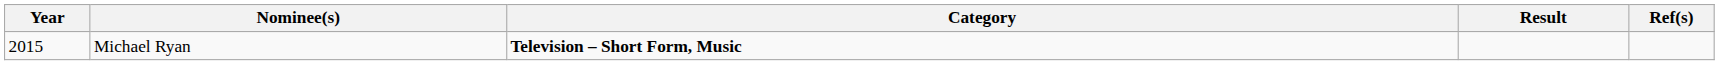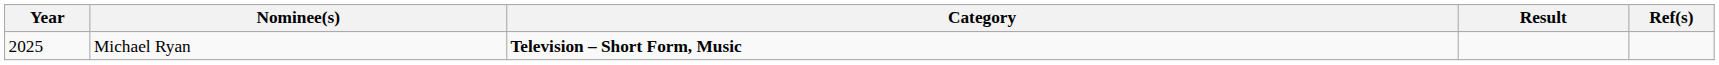(26, 45) 2015 -> (26, 45) 2025
